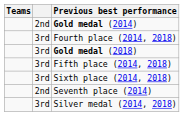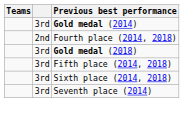(42, 24) 2nd -> (42, 24) 3rd
(42, 38) 3rd -> (42, 38) 2nd
(42, 91) 2nd -> (42, 91) 3rd
- row: (115, 104)
